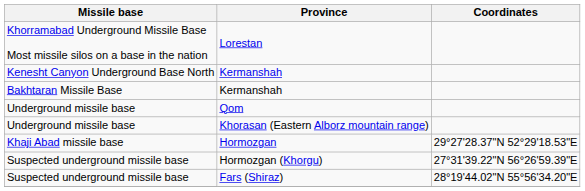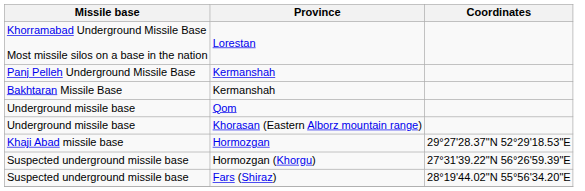- row: (111, 73)
+ row: (101, 73)
